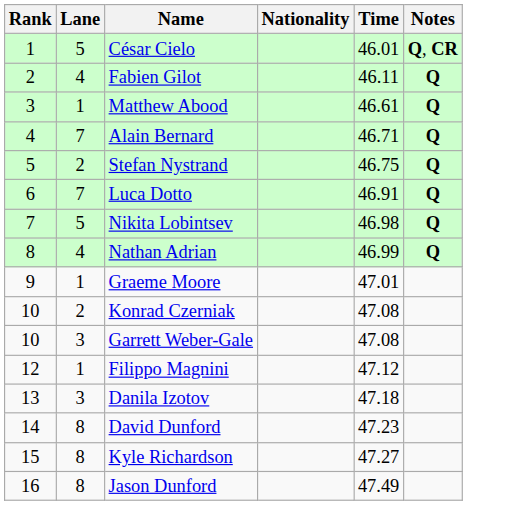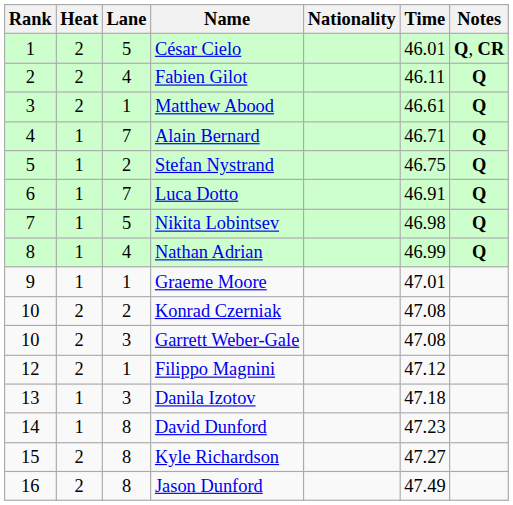+ column: (79, 19)
